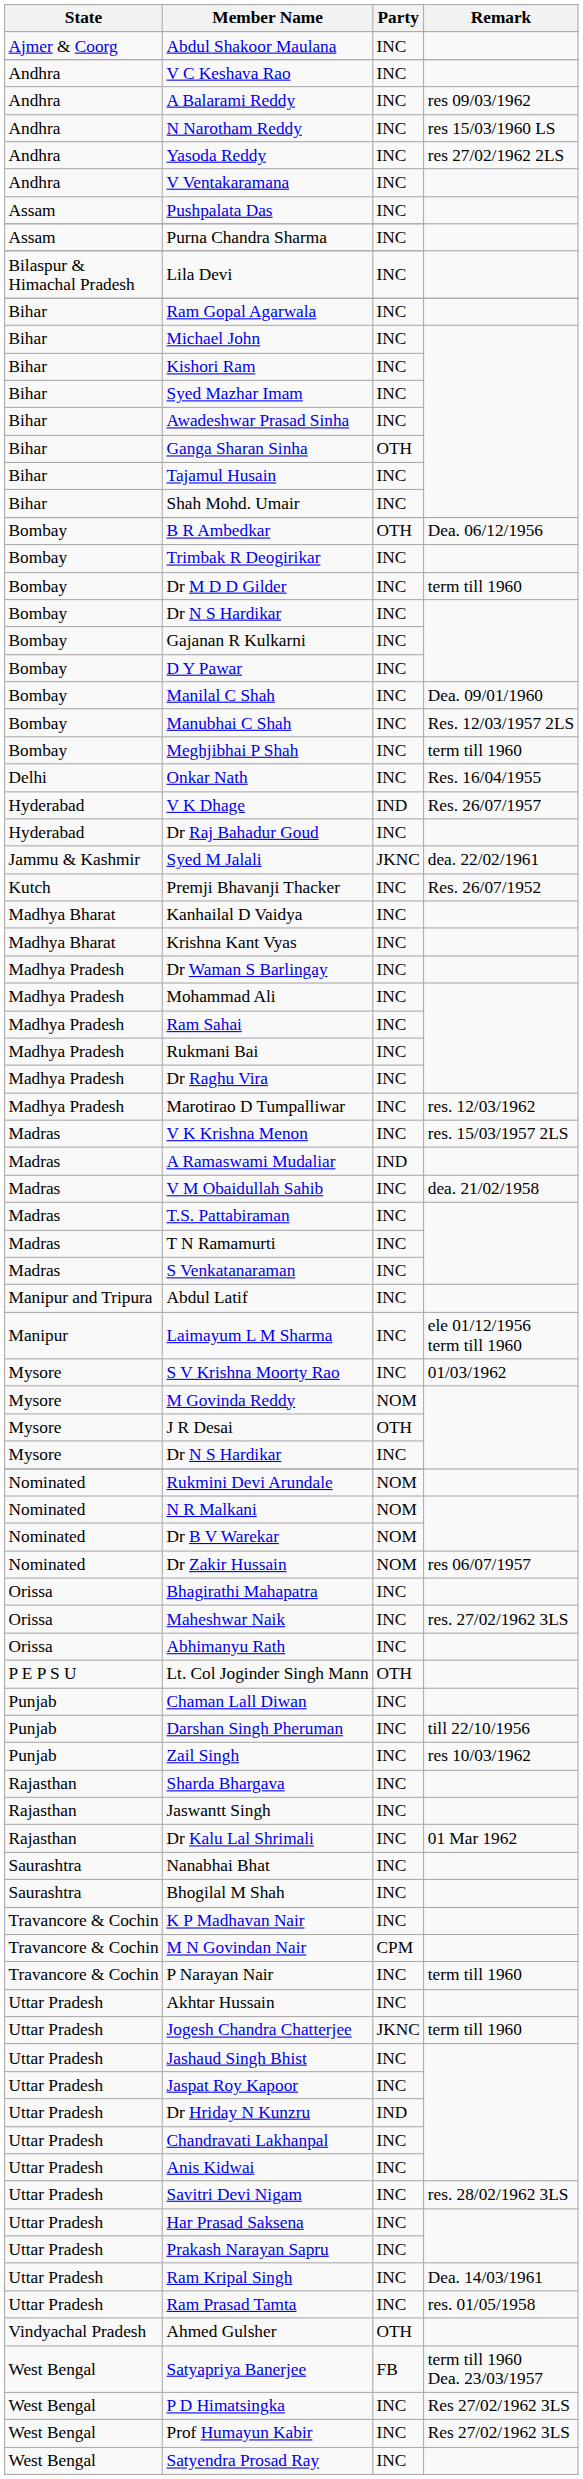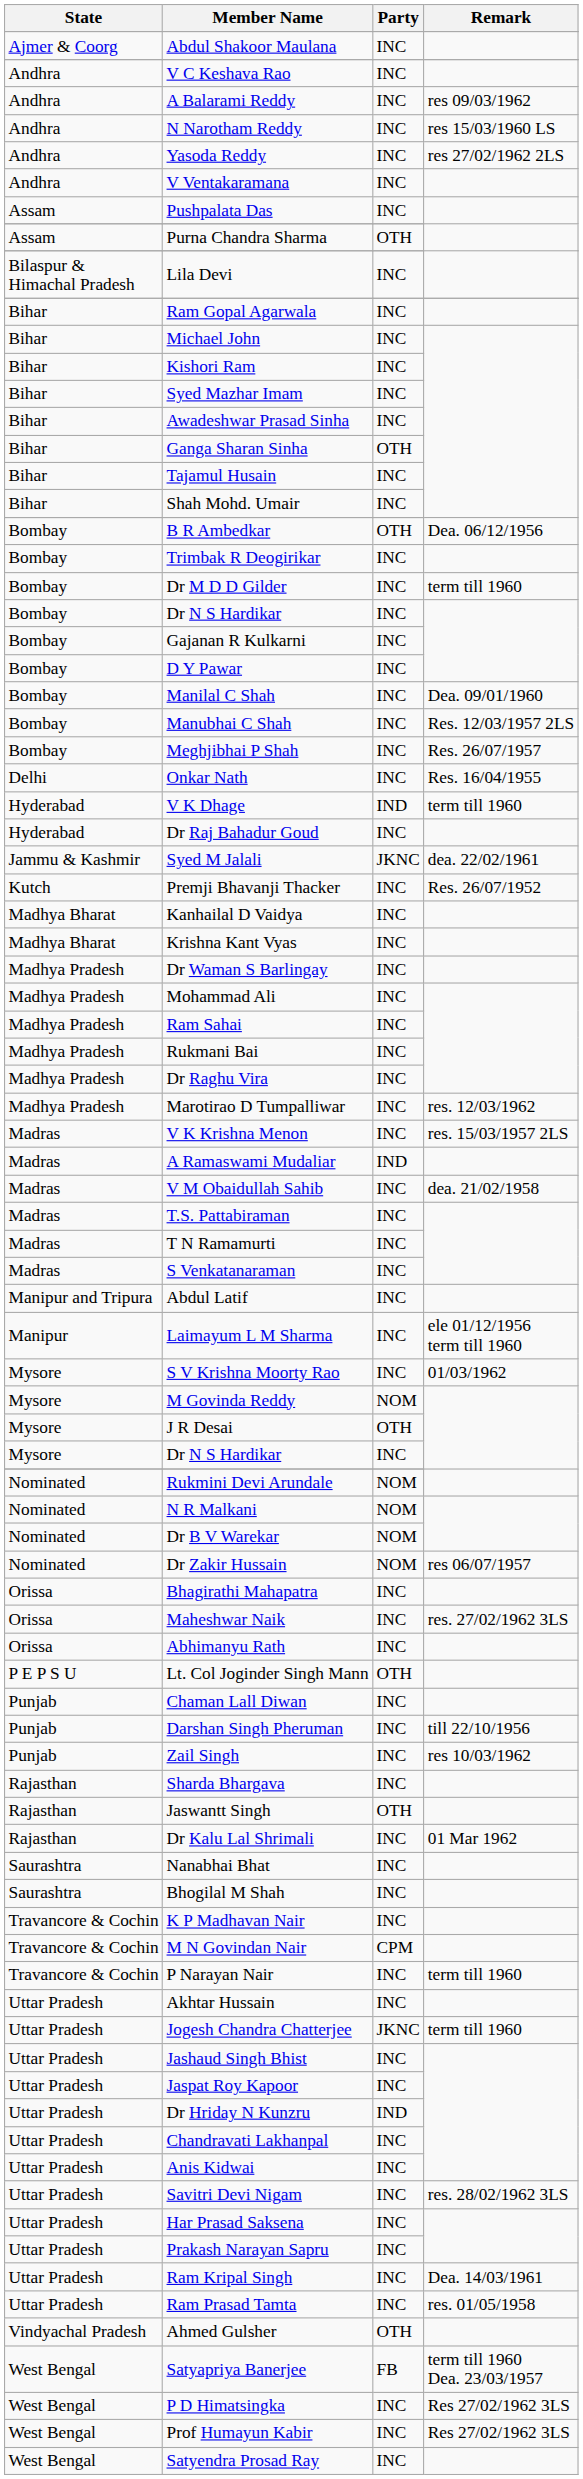(391, 237) INC -> (394, 237) OTH
(475, 750) term till 1960 -> (484, 750) Res. 26/07/1957
(484, 804) Res. 26/07/1957 -> (475, 804) term till 1960
(391, 1811) INC -> (394, 1811) OTH
